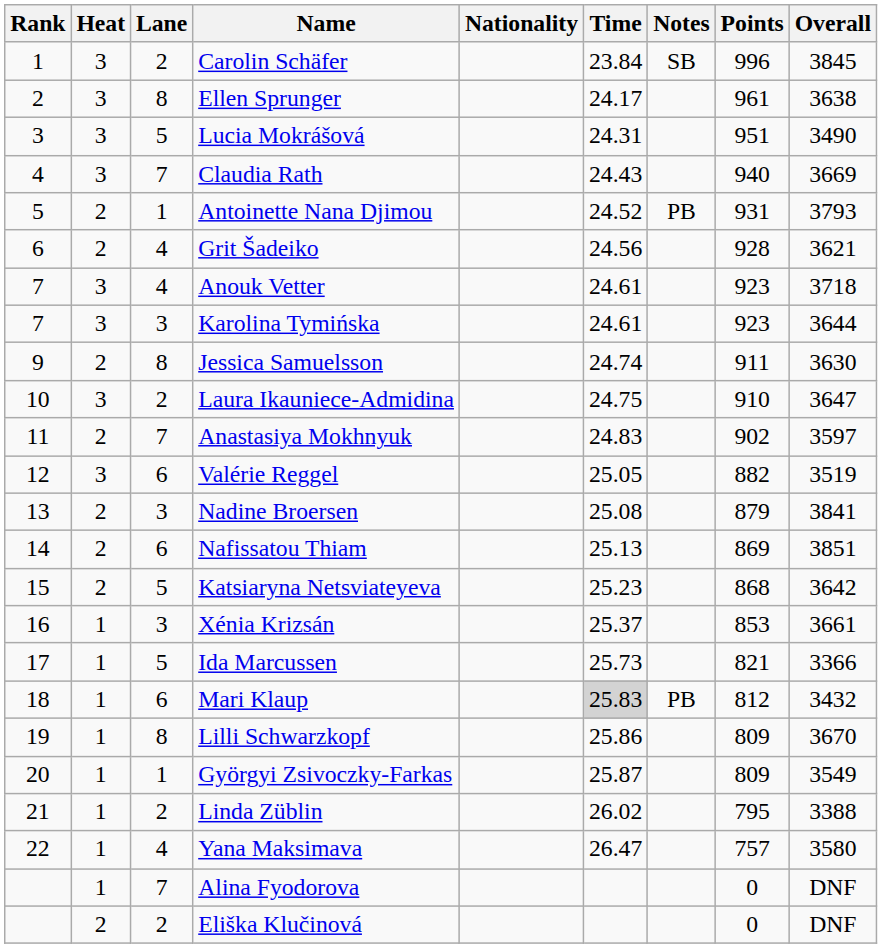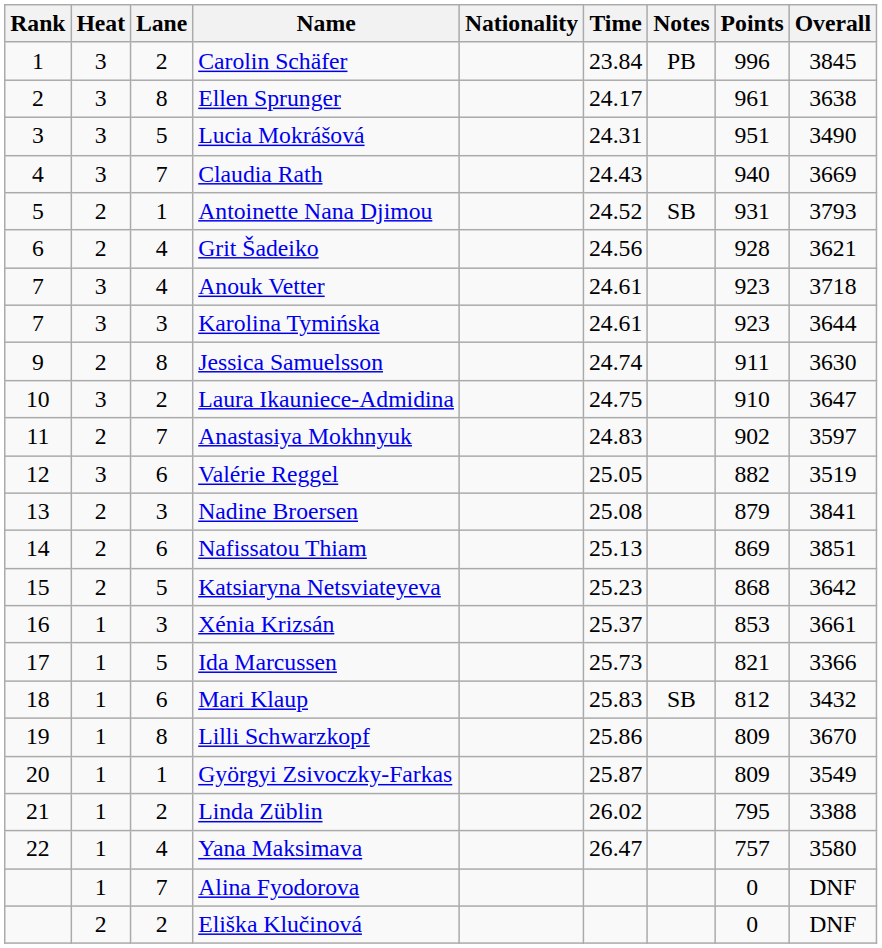(681, 60) SB -> (681, 60) PB
(681, 211) PB -> (681, 211) SB
(616, 699) lightgrey background -> (616, 699) no background
(681, 699) PB -> (681, 699) SB
